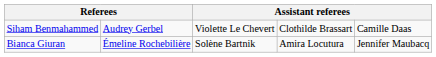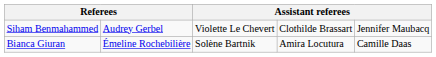(384, 28) Camille Daas -> (393, 28) Jennifer Maubacq
(393, 44) Jennifer Maubacq -> (384, 44) Camille Daas
